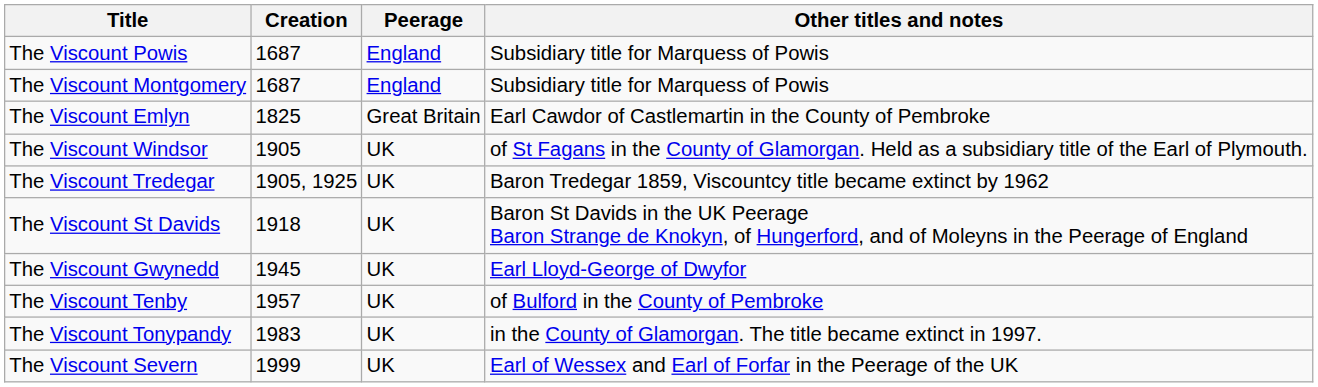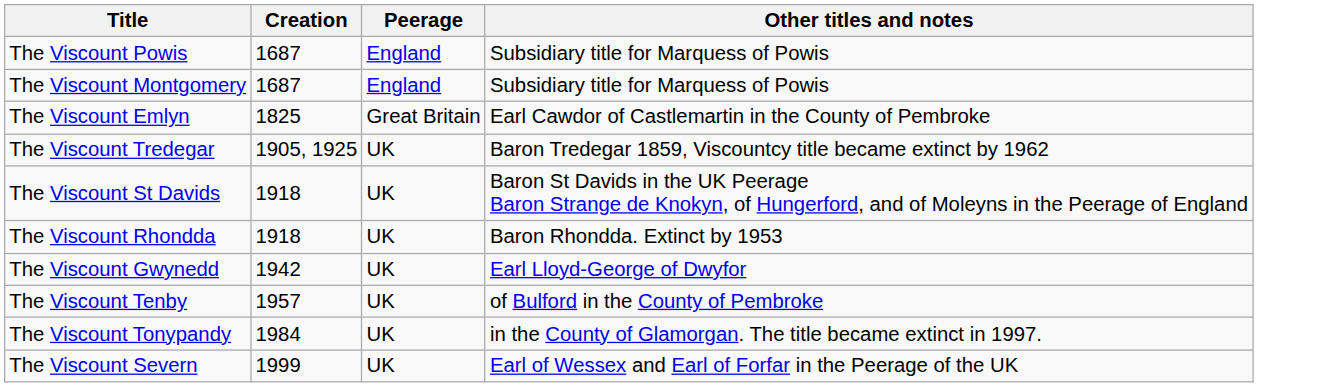- row: (109, 149)
+ row: (112, 236)
(278, 269) 1945 -> (278, 269) 1942
(278, 333) 1983 -> (278, 333) 1984
